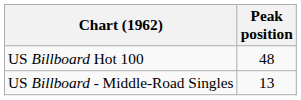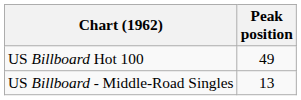(267, 58) 48 -> (267, 58) 49
